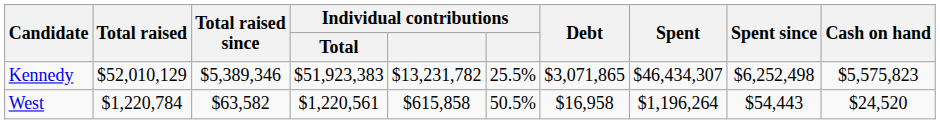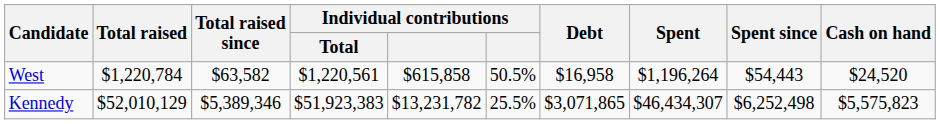rows swapped: (41, 75) <-> (26, 103)
